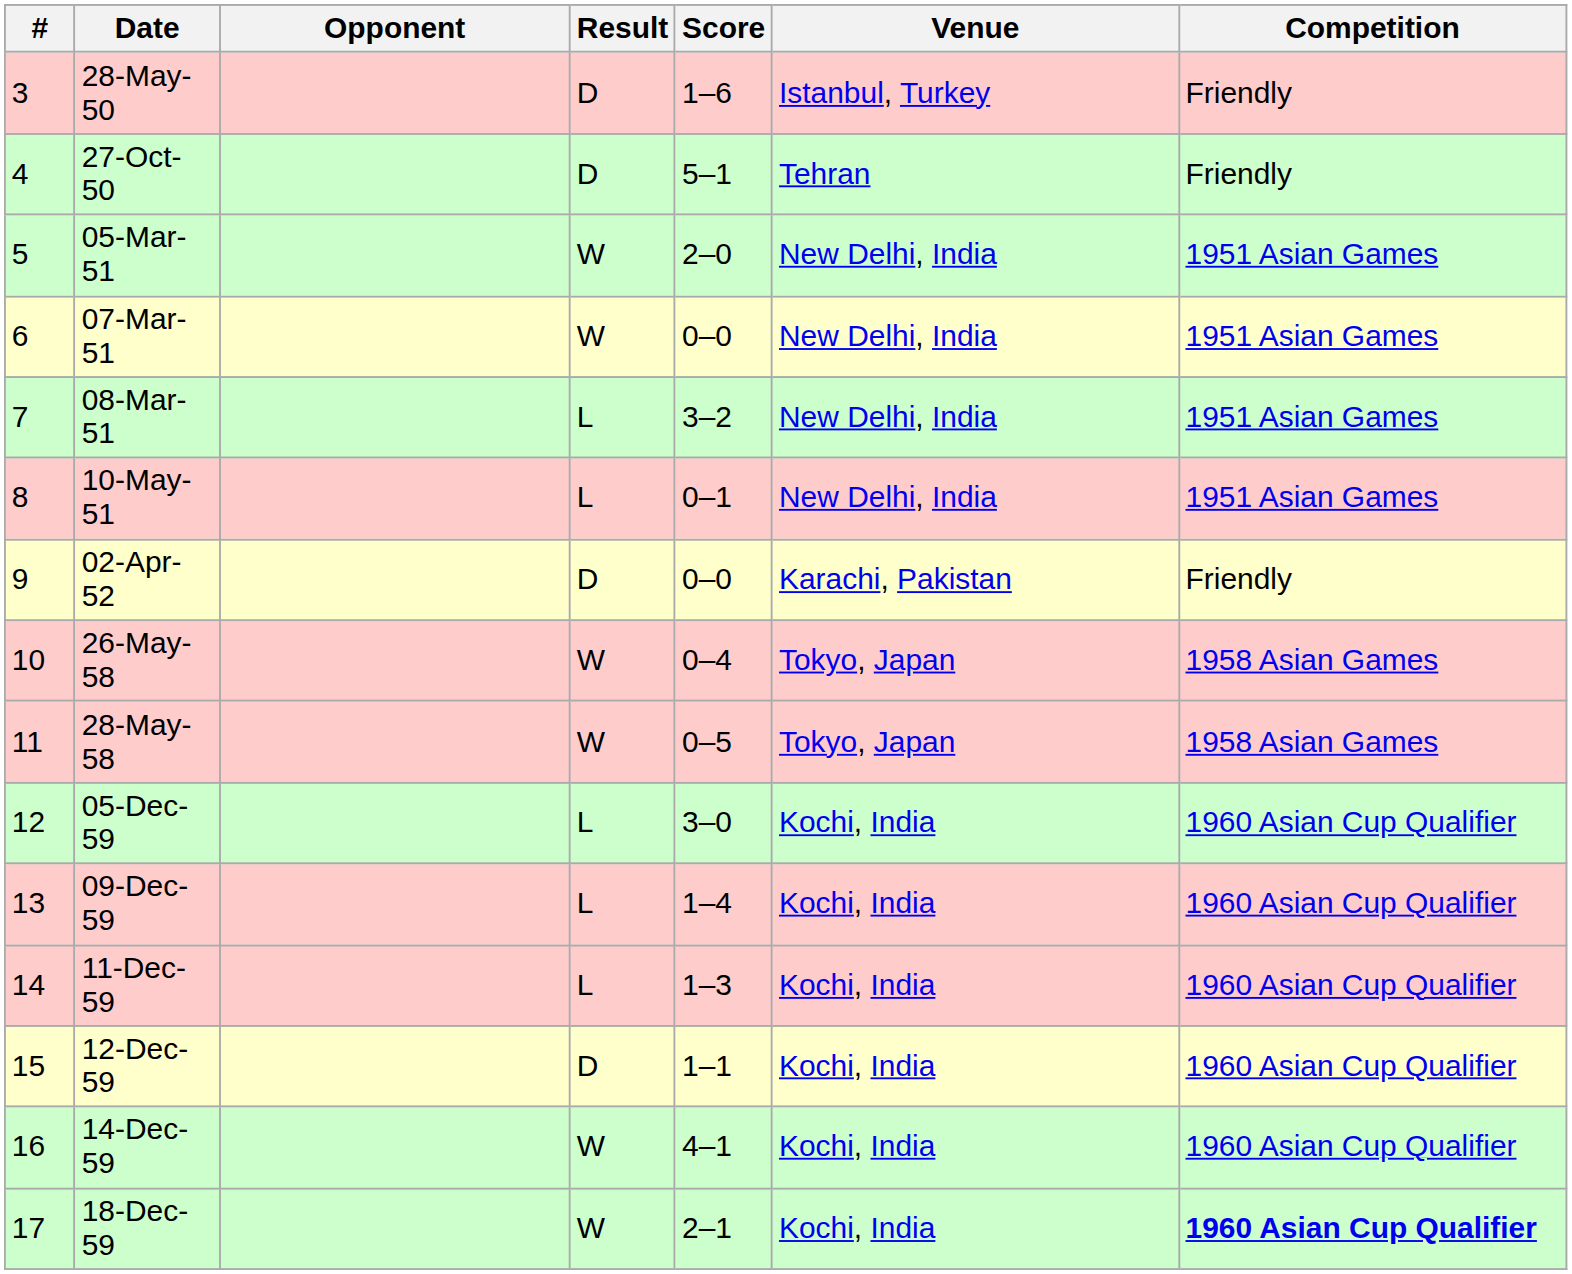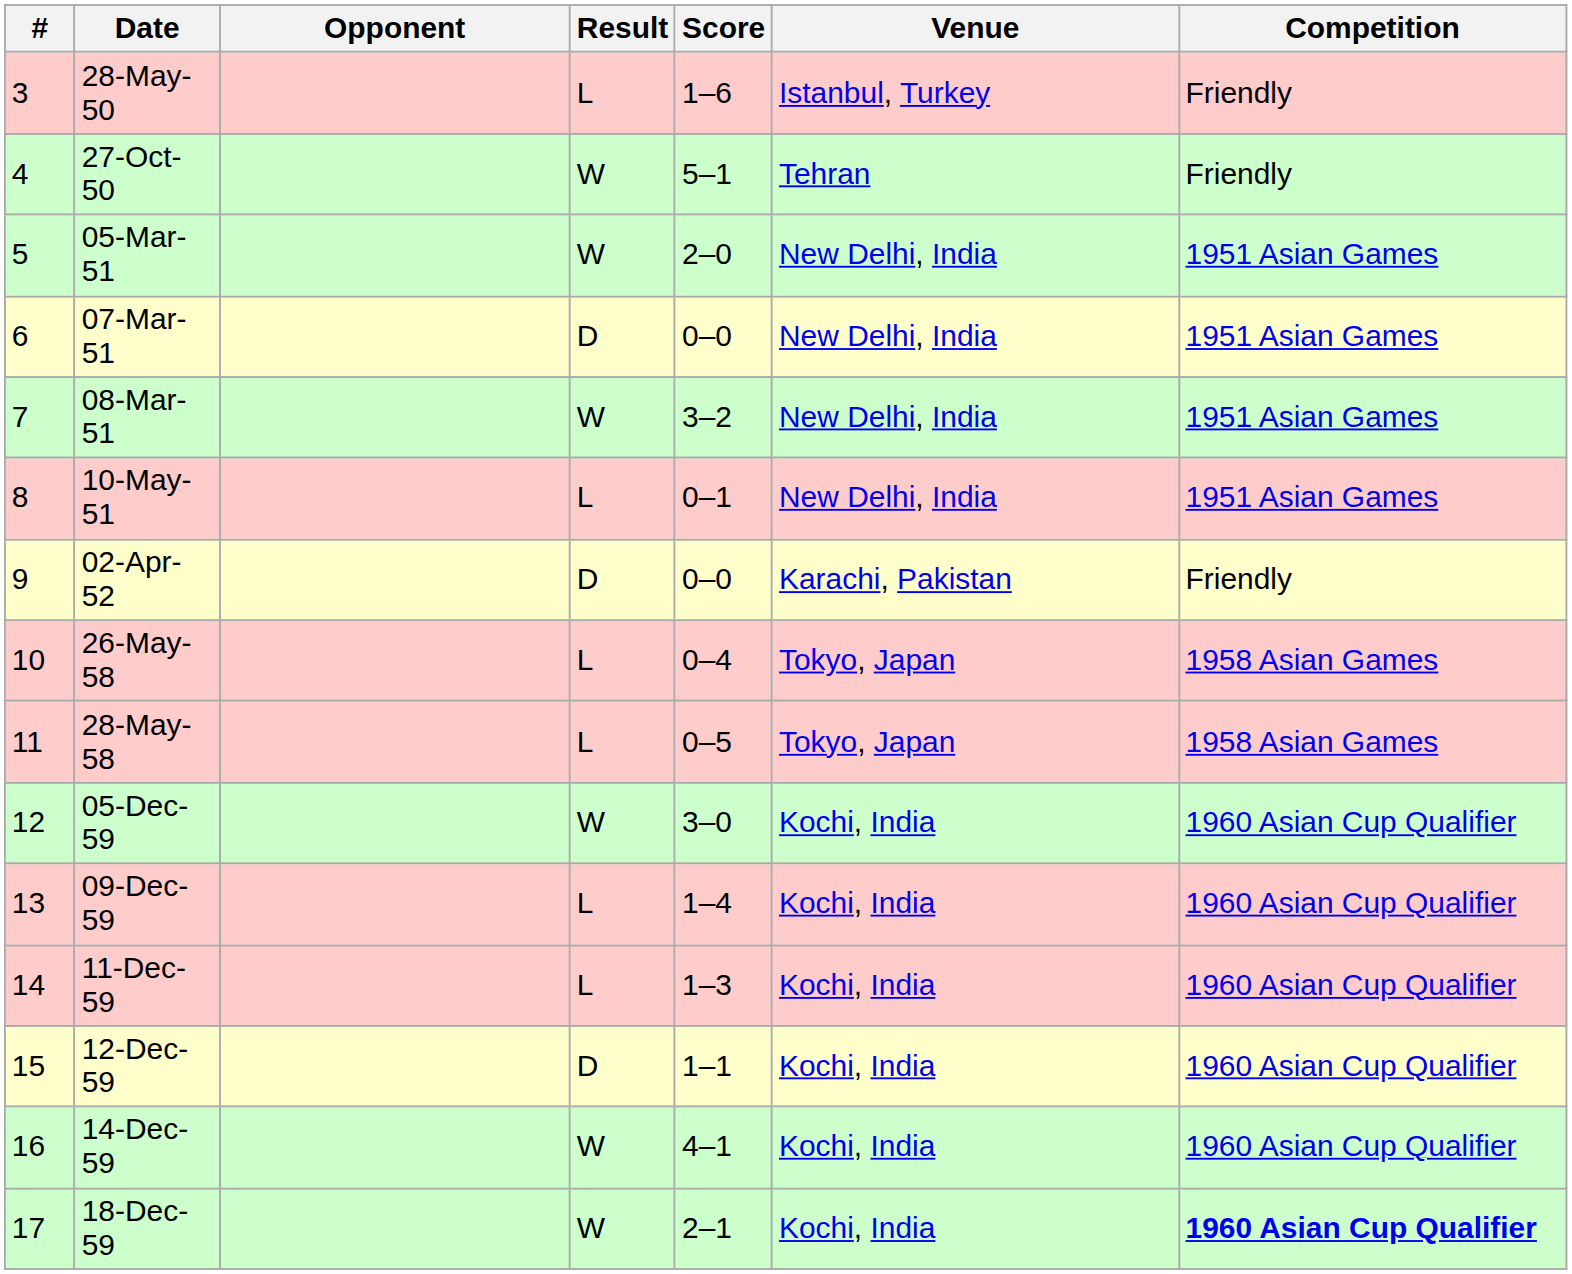(588, 92) D -> (585, 92) L
(588, 173) D -> (591, 173) W
(591, 335) W -> (588, 335) D
(585, 416) L -> (591, 416) W
(591, 660) W -> (585, 660) L
(591, 741) W -> (585, 741) L
(585, 822) L -> (591, 822) W
